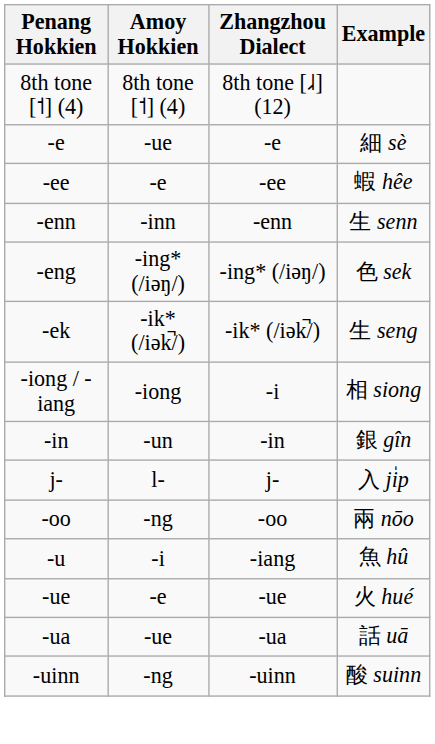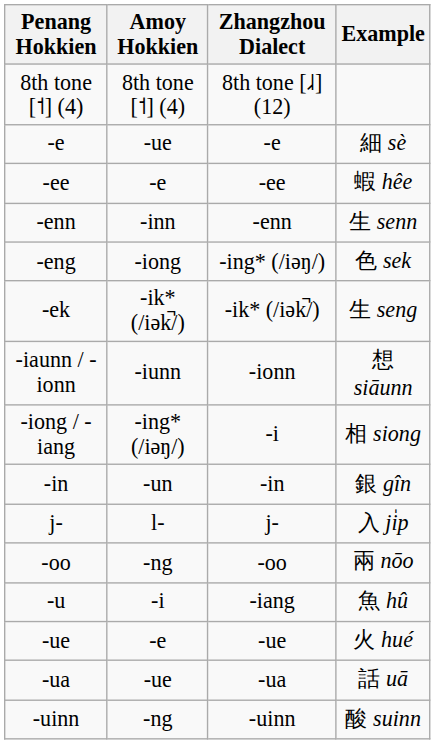(158, 271) -ing* (/iəŋ/) -> (158, 261) -iong
+ row: (56, 372)
(158, 391) -iong -> (158, 434) -ing* (/iəŋ/)
